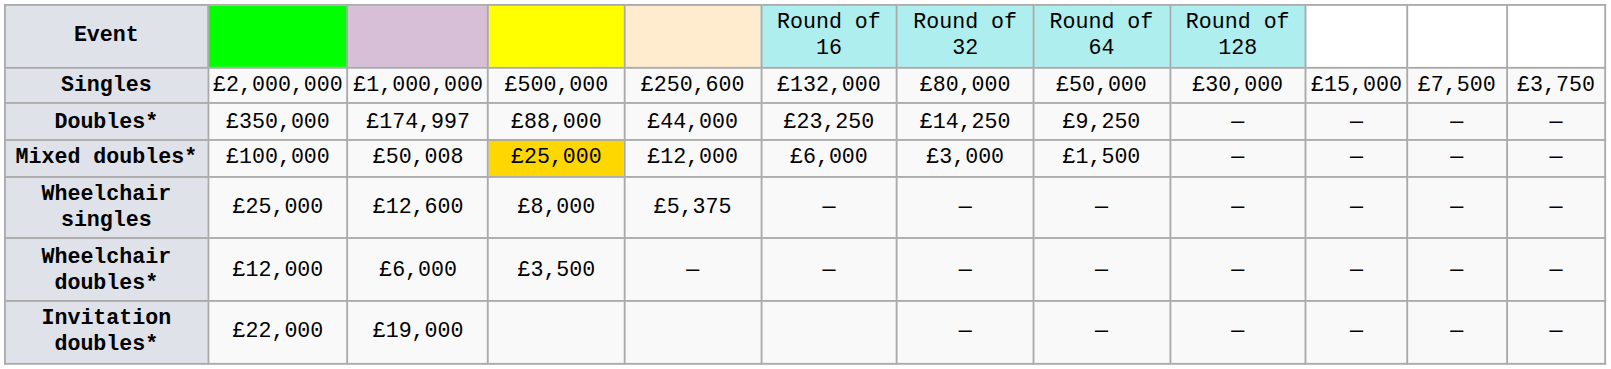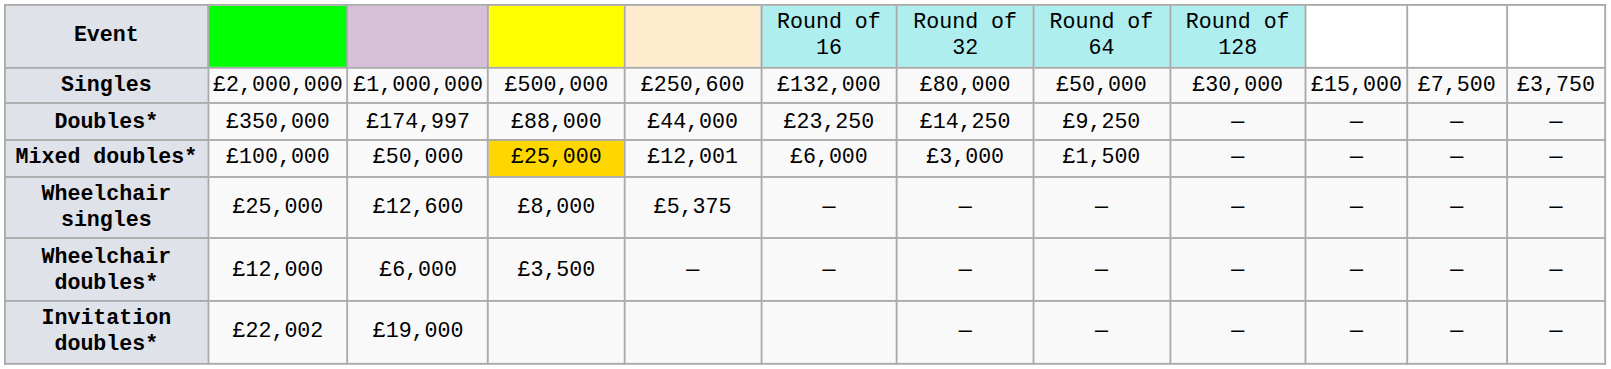(418, 158) £50,008 -> (418, 158) £50,000
(693, 158) £12,000 -> (693, 158) £12,001
(278, 332) £22,000 -> (278, 332) £22,002
